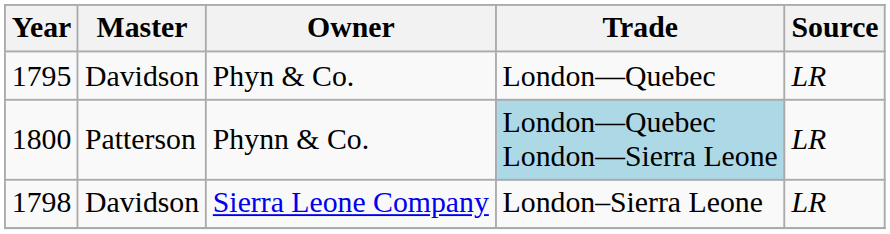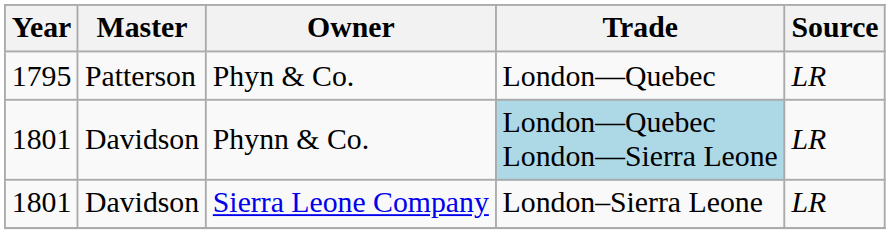(142, 75) Davidson -> (140, 75) Patterson
(42, 139) 1800 -> (42, 139) 1801
(140, 139) Patterson -> (142, 139) Davidson
(42, 203) 1798 -> (42, 203) 1801
